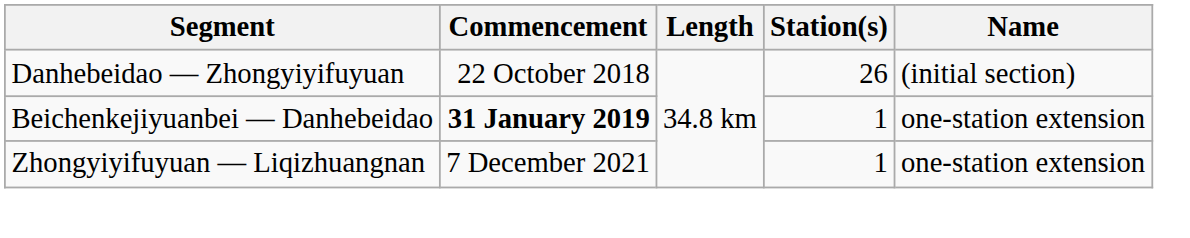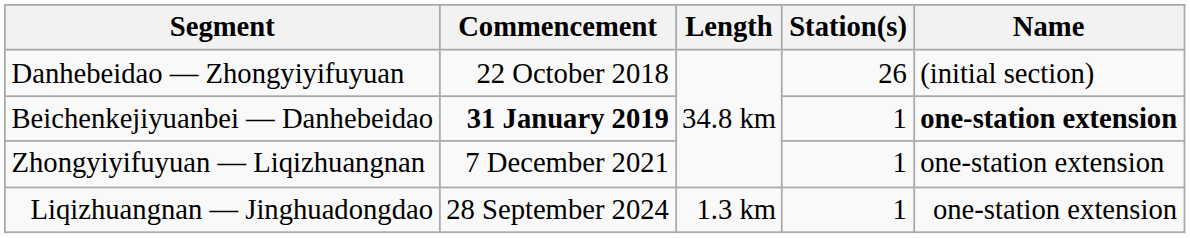(1023, 118) normal -> (1049, 118) bold
+ row: (232, 208)
